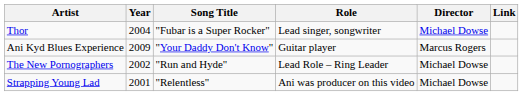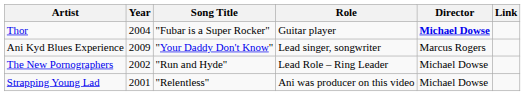(330, 30) Lead singer, songwriter -> (307, 30) Guitar player
(454, 30) normal -> (455, 30) bold
(307, 47) Guitar player -> (330, 47) Lead singer, songwriter
